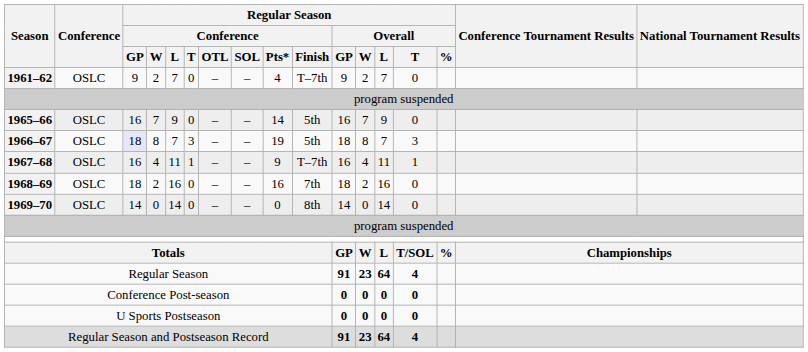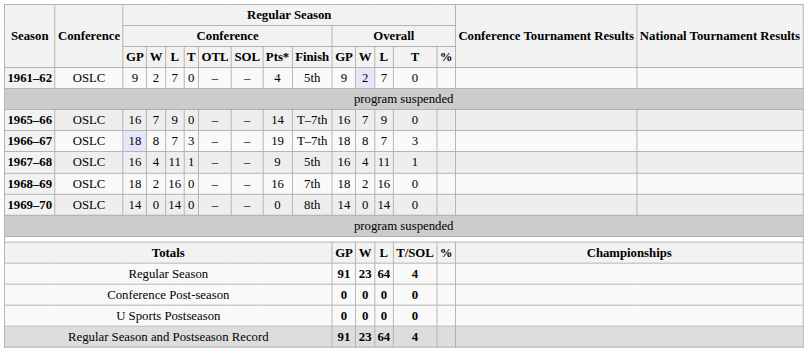(312, 78) T–7th -> (312, 78) 5th
(365, 78) no background -> (365, 78) lavender background
(312, 120) 5th -> (312, 120) T–7th
(312, 141) 5th -> (312, 141) T–7th
(312, 162) T–7th -> (312, 162) 5th
